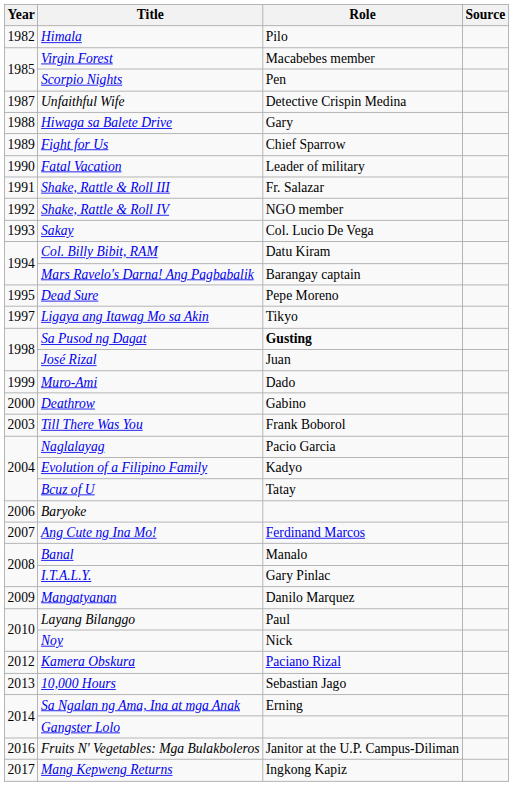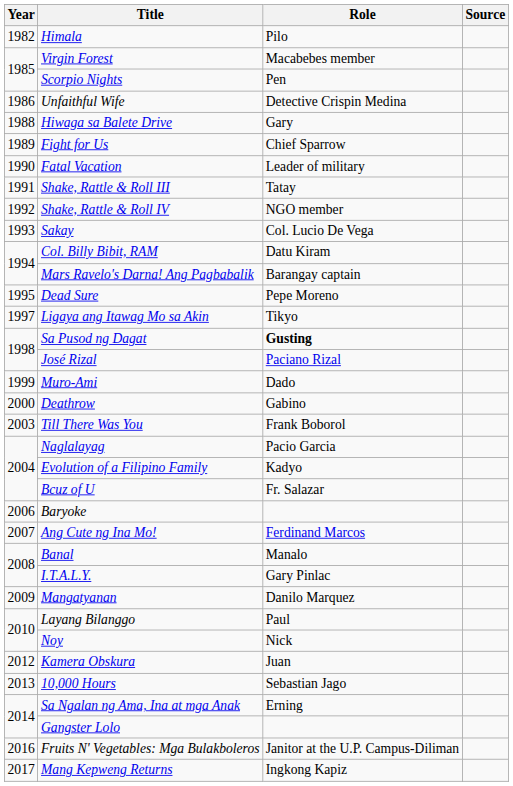(21, 101) 1987 -> (21, 101) 1986
(295, 187) Fr. Salazar -> (281, 187) Tatay
(278, 360) Juan -> (303, 360) Paciano Rizal
(281, 489) Tatay -> (295, 489) Fr. Salazar
(303, 662) Paciano Rizal -> (278, 662) Juan
